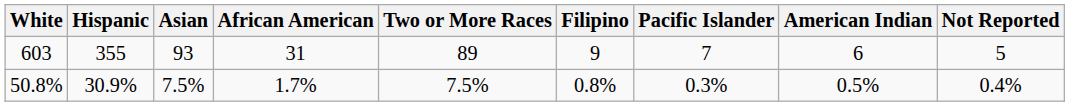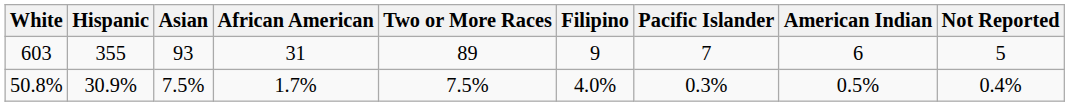(595, 85) 0.8% -> (595, 85) 4.0%
